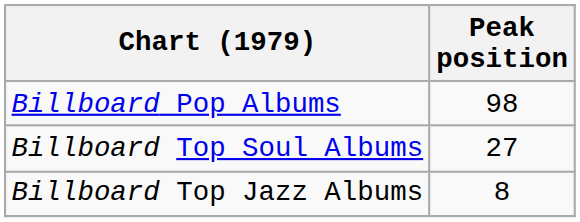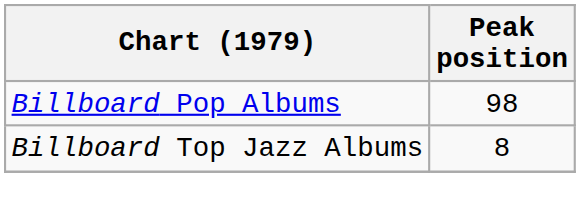- row: (217, 148)
